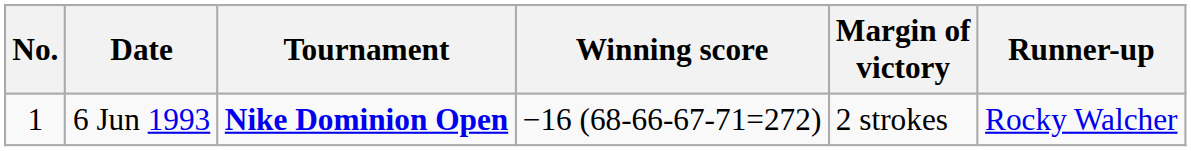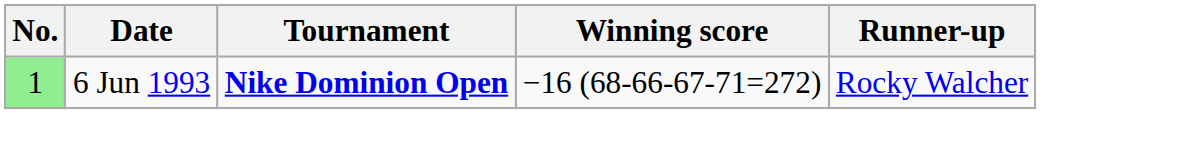- column: (903, 49)
(35, 119) no background -> (35, 82) lightgreen background
